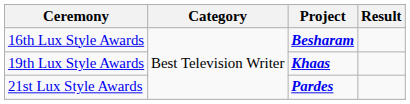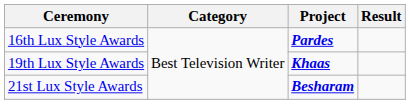(323, 39) Besharam -> (312, 39) Pardes
(312, 87) Pardes -> (323, 87) Besharam
